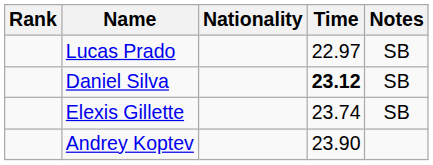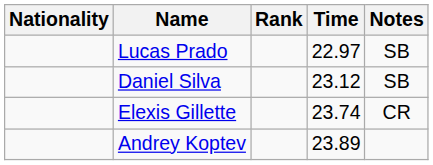columns swapped: (33, 19) <-> (253, 19)
(336, 81) bold -> (336, 81) normal
(397, 112) SB -> (397, 112) CR
(336, 143) 23.90 -> (336, 143) 23.89
